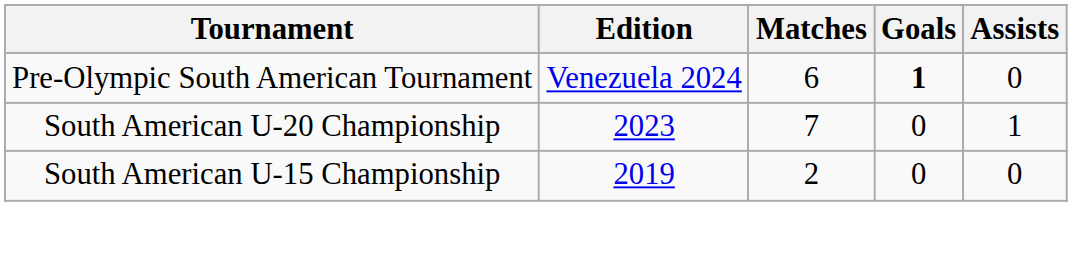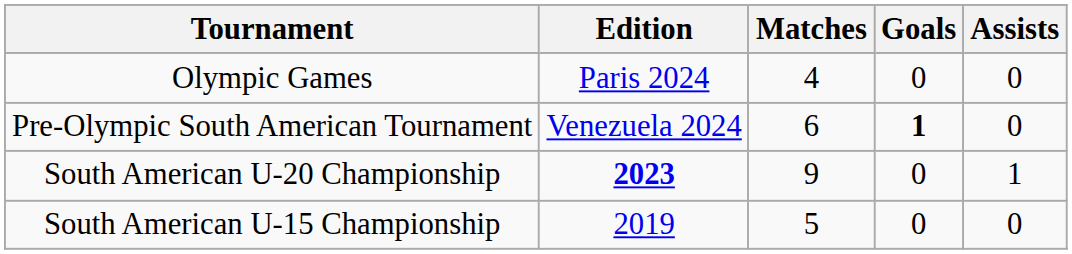+ row: (272, 77)
(644, 126) normal -> (644, 175) bold
(811, 126) 7 -> (811, 175) 9
(811, 175) 2 -> (811, 223) 5
